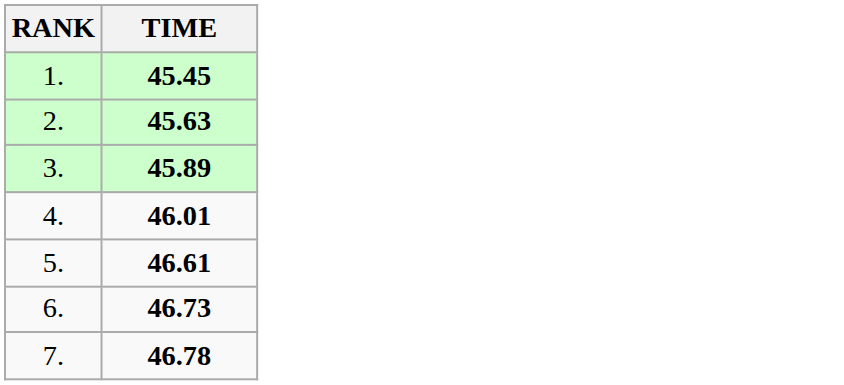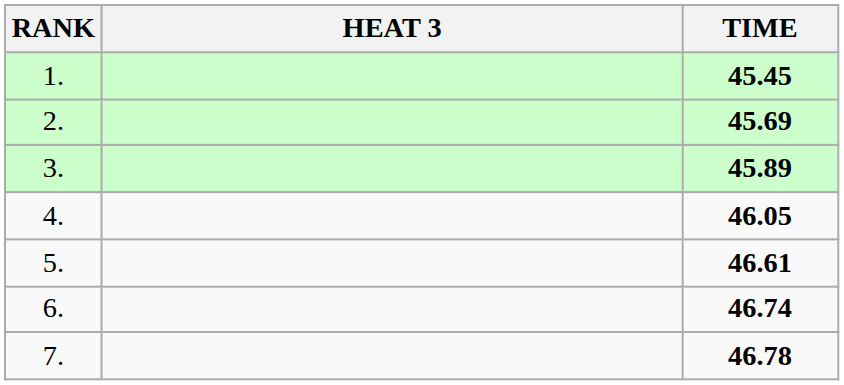+ column: (392, 28)
(179, 121) 45.63 -> (760, 121) 45.69
(179, 215) 46.01 -> (760, 215) 46.05
(179, 309) 46.73 -> (760, 309) 46.74
